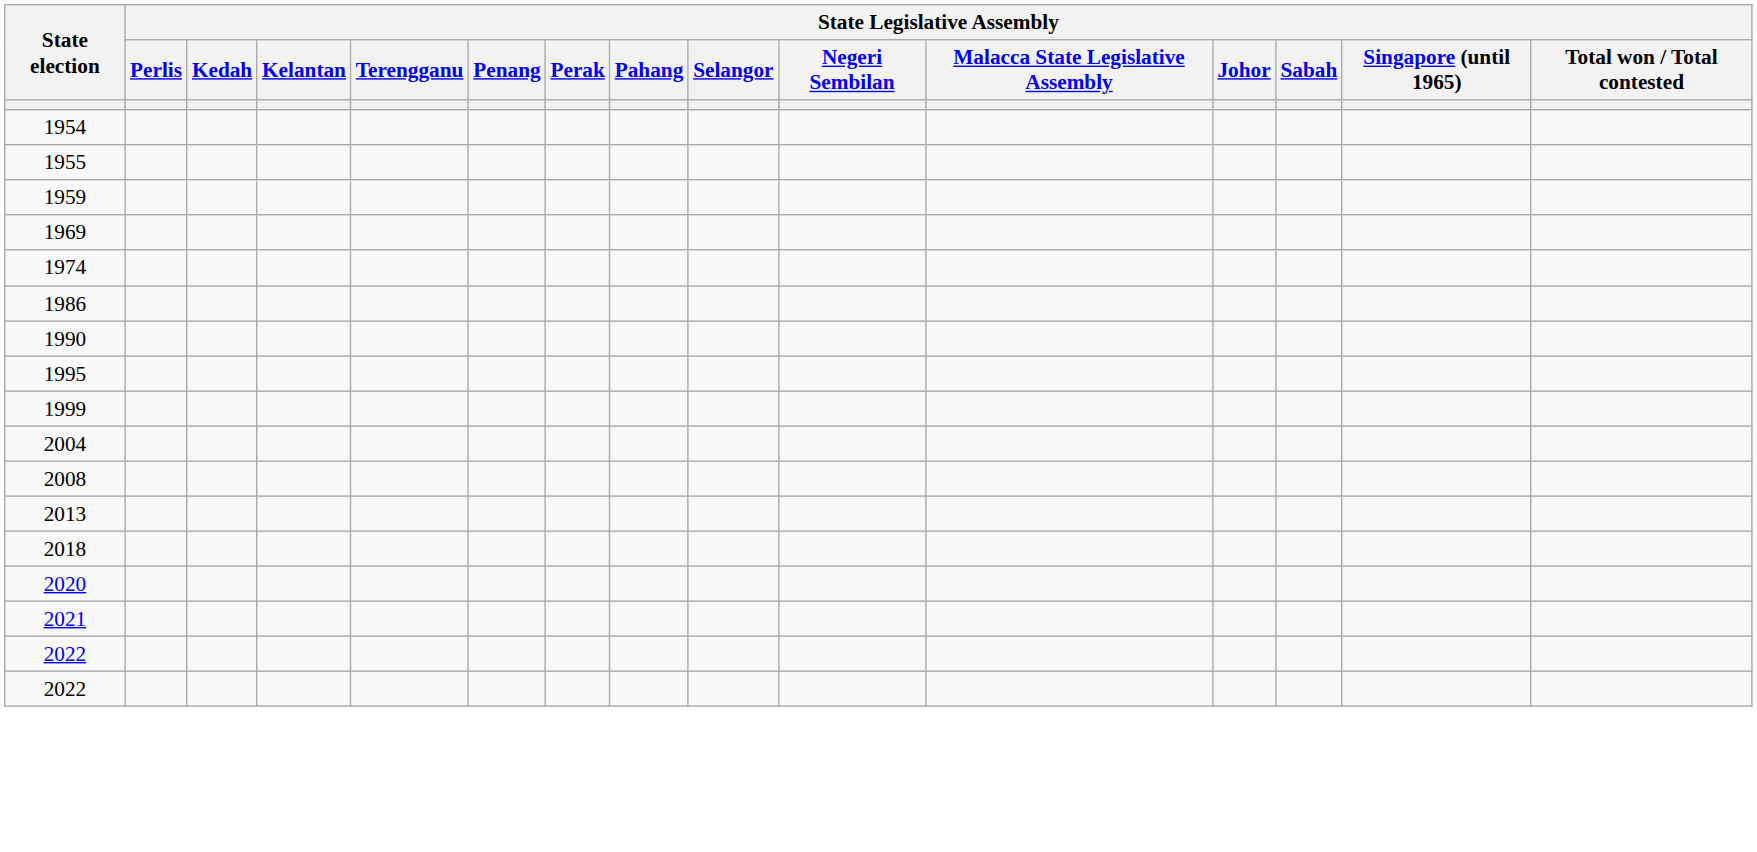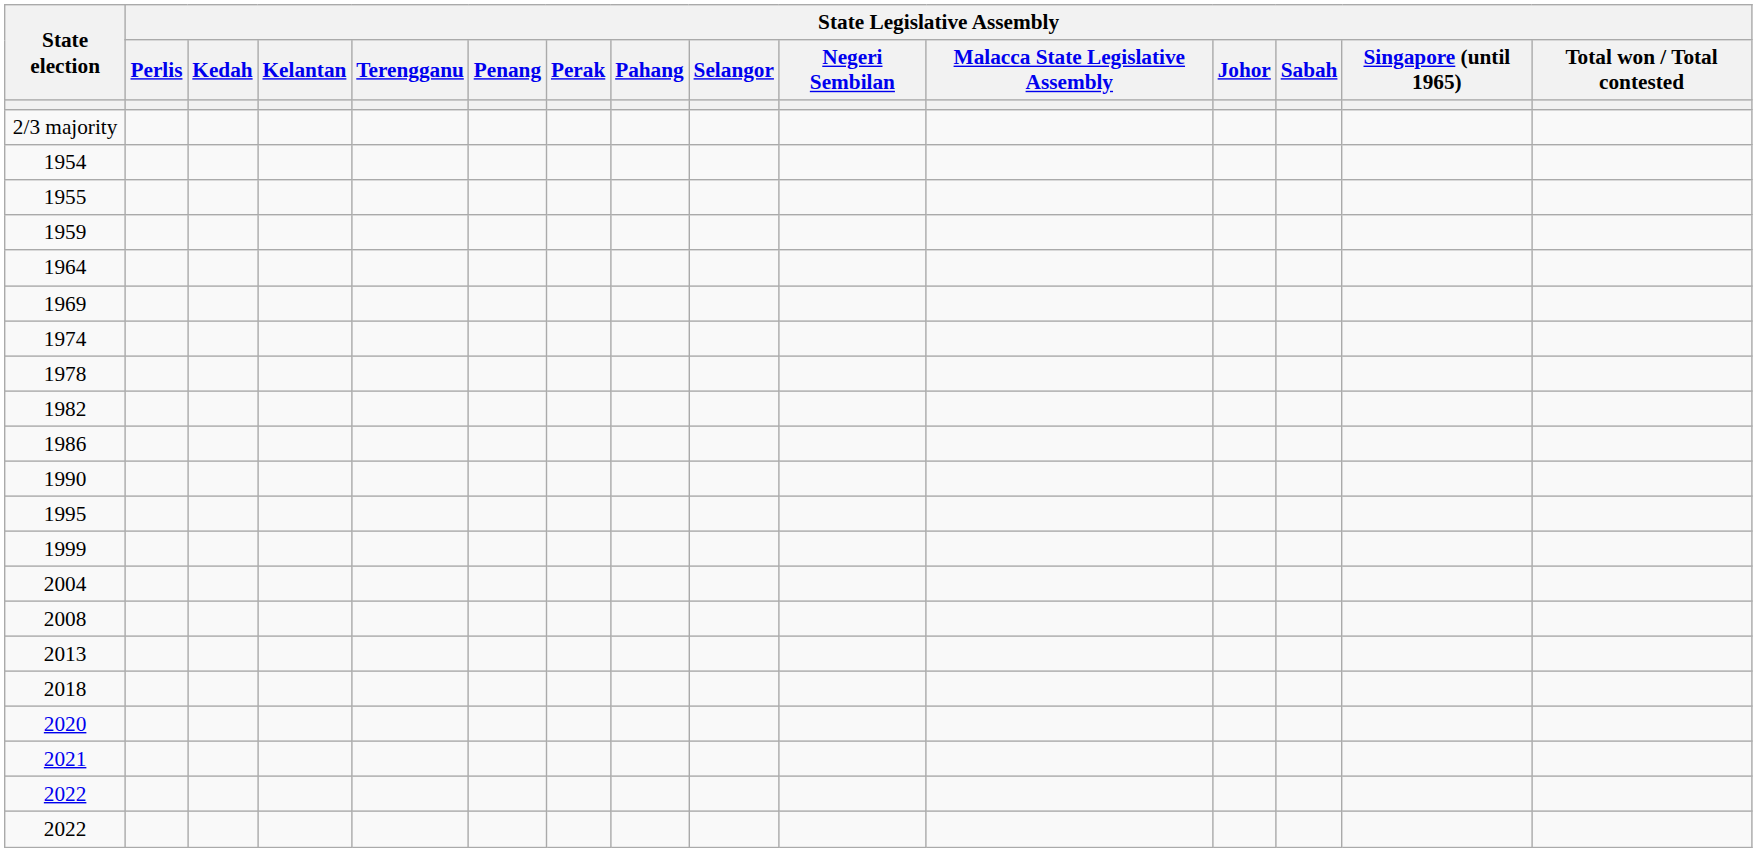+ row: (65, 127)
+ row: (65, 267)
+ row: (65, 373)
+ row: (65, 408)
